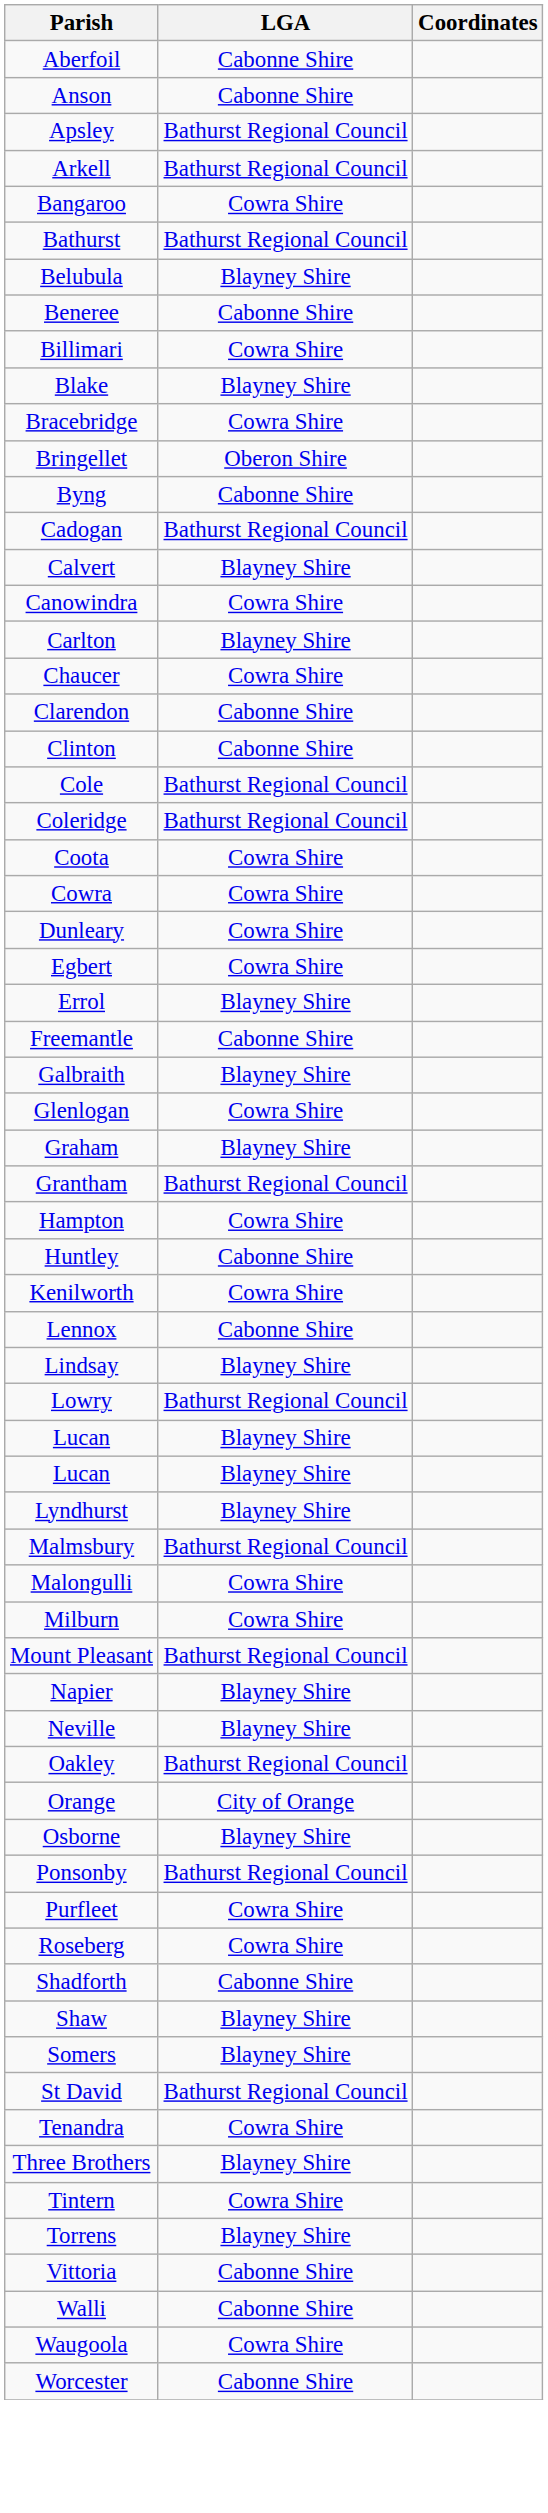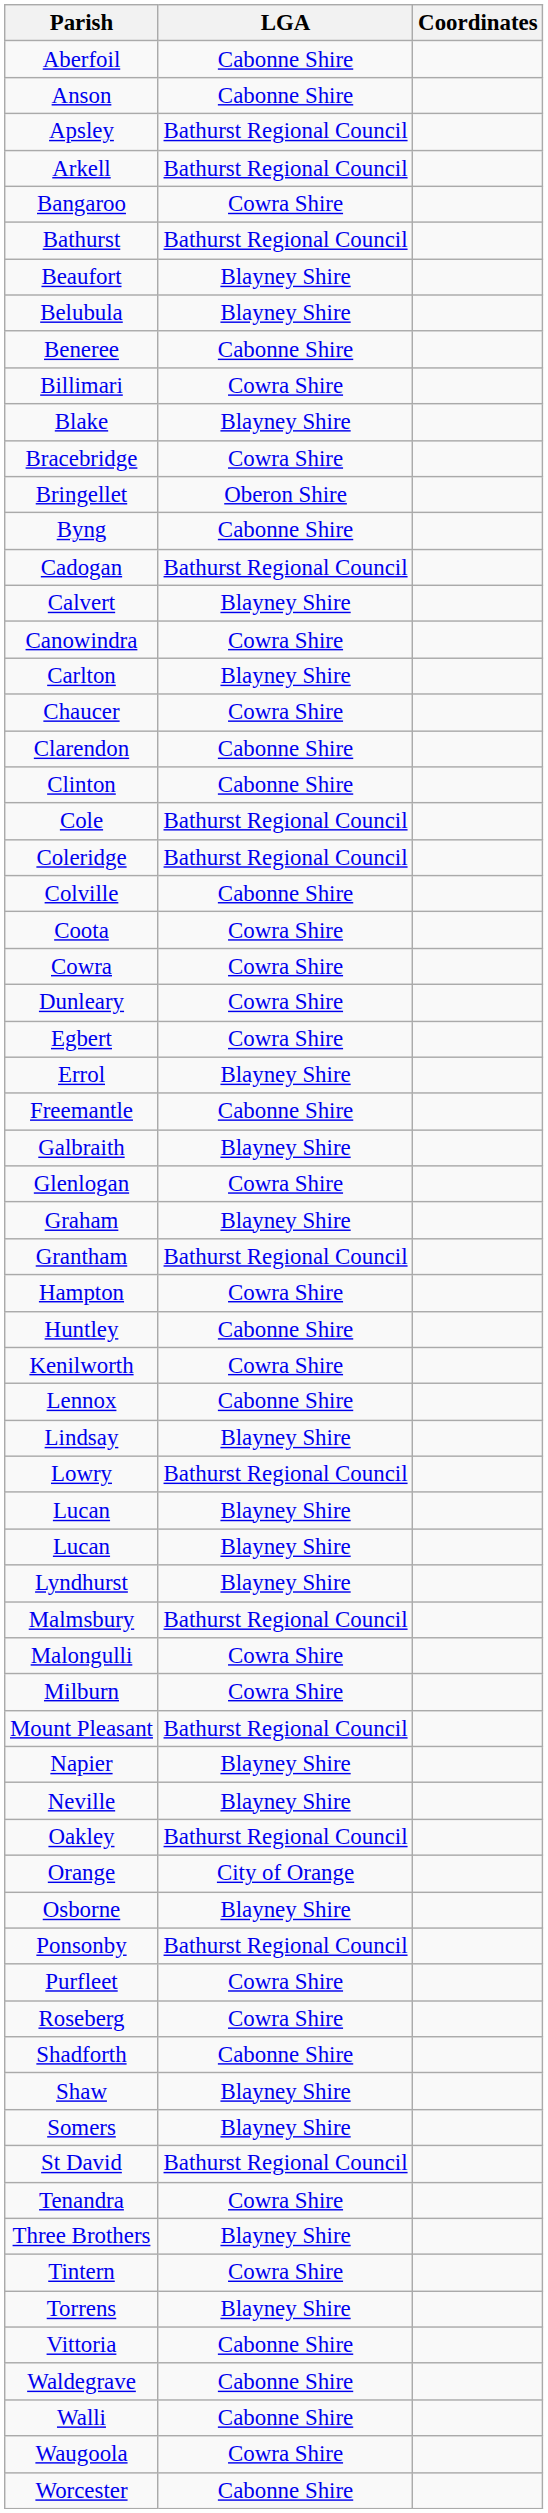+ row: (81, 276)
+ row: (81, 893)
+ row: (81, 2381)
